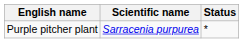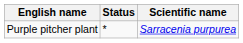columns swapped: (151, 12) <-> (220, 12)
